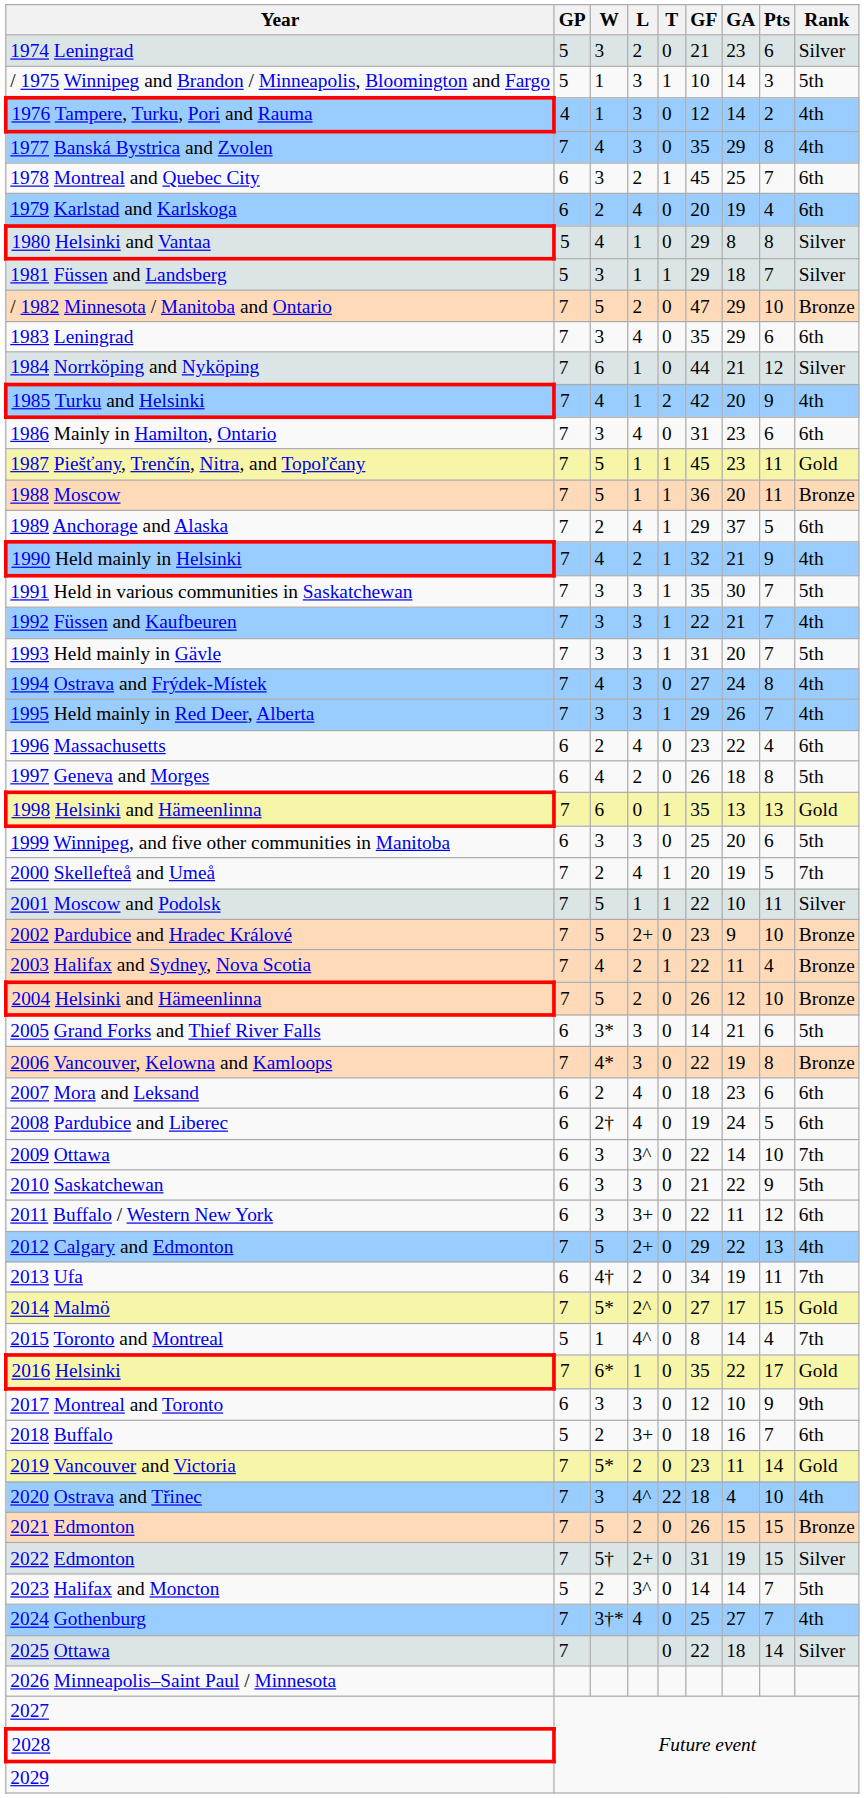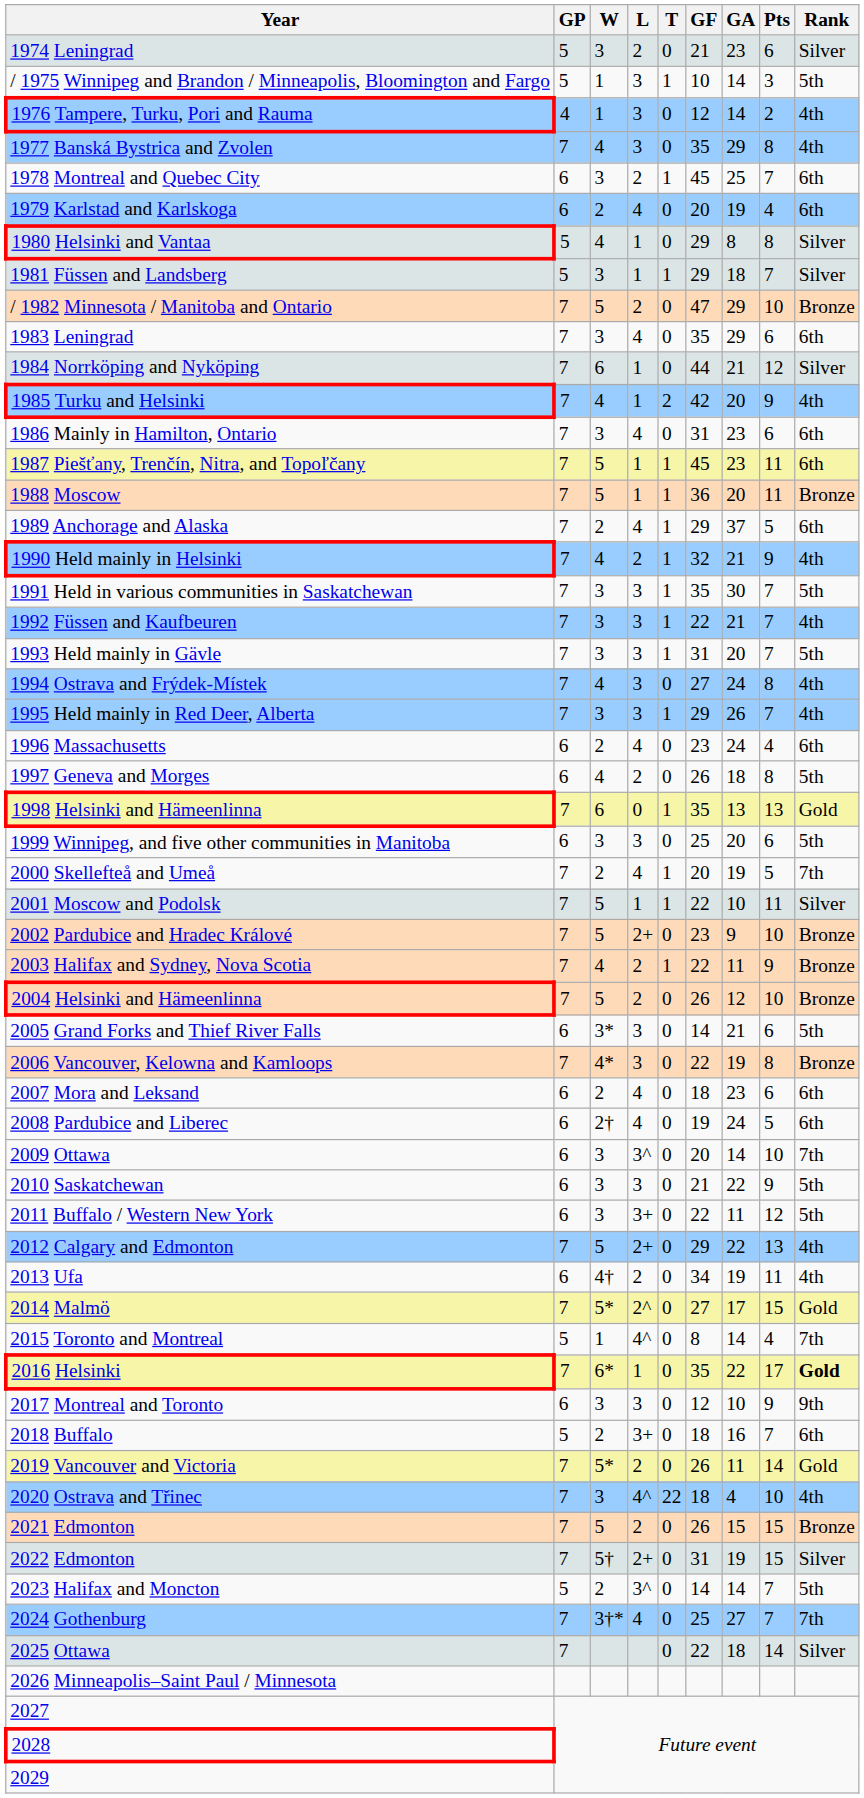(818, 464) Gold -> (811, 464) 6th
(736, 745) 22 -> (736, 745) 24
(769, 965) 4 -> (769, 965) 9
(700, 1154) 22 -> (700, 1154) 20
(811, 1215) 6th -> (811, 1215) 5th
(811, 1277) 7th -> (811, 1277) 4th
(818, 1371) normal -> (819, 1371) bold
(700, 1466) 23 -> (700, 1466) 26
(811, 1619) 4th -> (811, 1619) 7th
